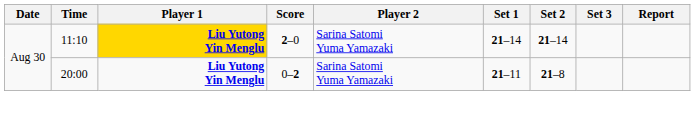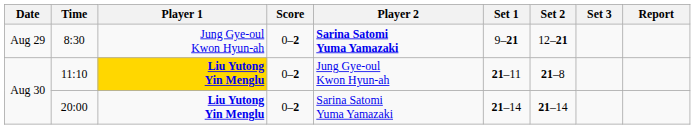+ row: (74, 41)
(290, 41) 2–0 -> (290, 74) 0–2
(355, 41) Sarina Satomi Yuma Yamazaki -> (353, 74) Jung Gye-oul Kwon Hyun-ah
(506, 41) 21–14 -> (506, 74) 21–11
(553, 41) 21–14 -> (553, 74) 21–8
(506, 74) 21–11 -> (506, 107) 21–14
(553, 74) 21–8 -> (553, 107) 21–14
